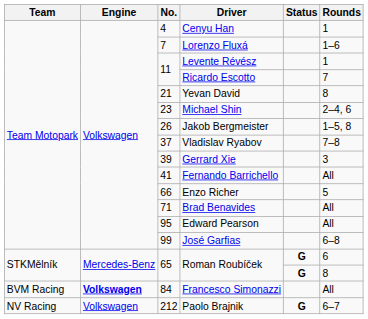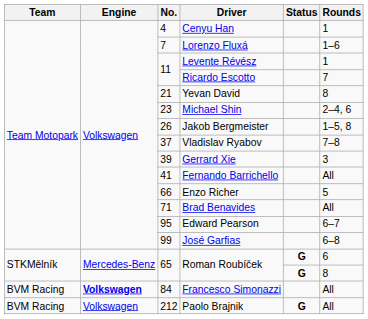(328, 224) All -> (331, 224) 6–7
(32, 305) NV Racing -> (36, 305) BVM Racing
(331, 305) 6–7 -> (328, 305) All
